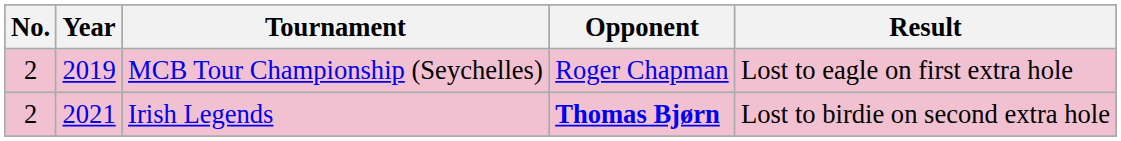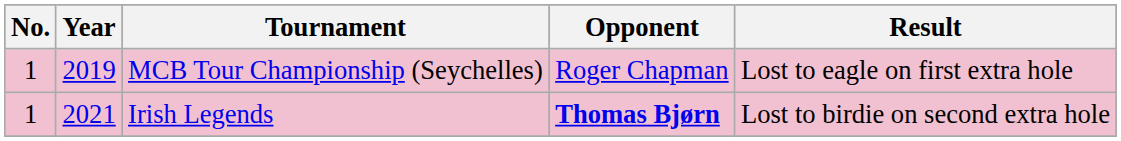(31, 70) 2 -> (31, 70) 1
(31, 114) 2 -> (31, 114) 1
